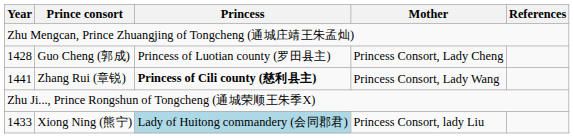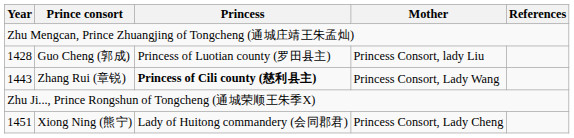(428, 56) Princess Consort, Lady Cheng -> (419, 56) Princess Consort, lady Liu
(20, 78) 1441 -> (20, 78) 1443
(20, 122) 1433 -> (20, 122) 1451
(243, 121) lightblue background -> (243, 121) no background
(419, 122) Princess Consort, lady Liu -> (428, 122) Princess Consort, Lady Cheng
